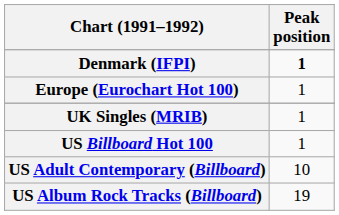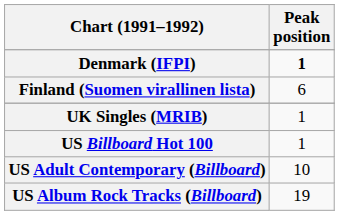- row: (137, 90)
+ row: (137, 90)
